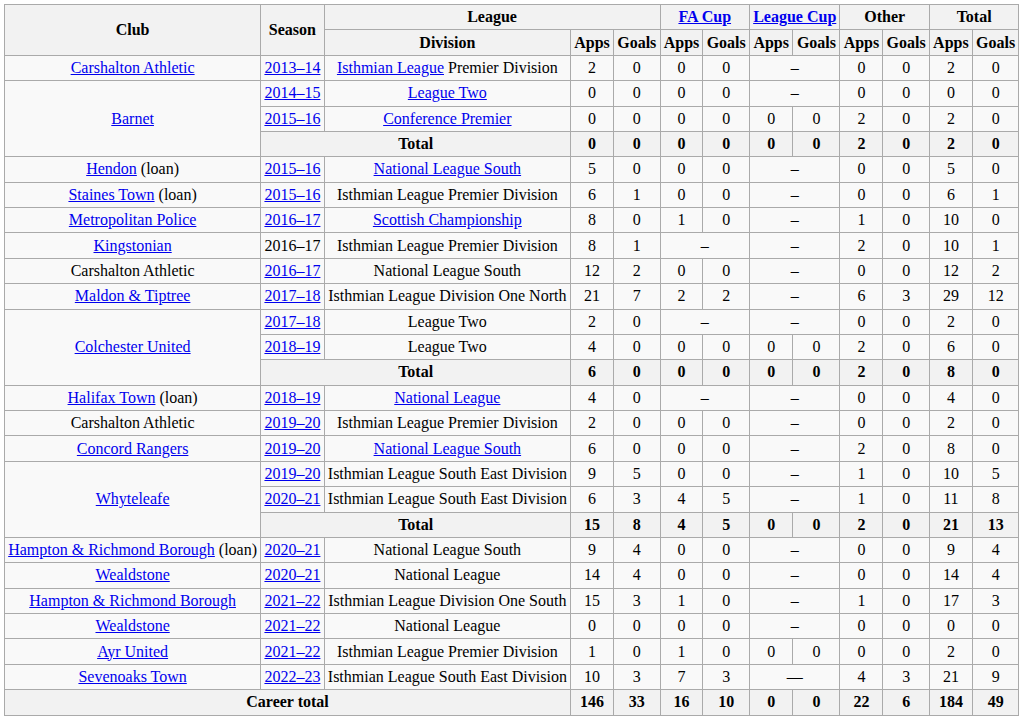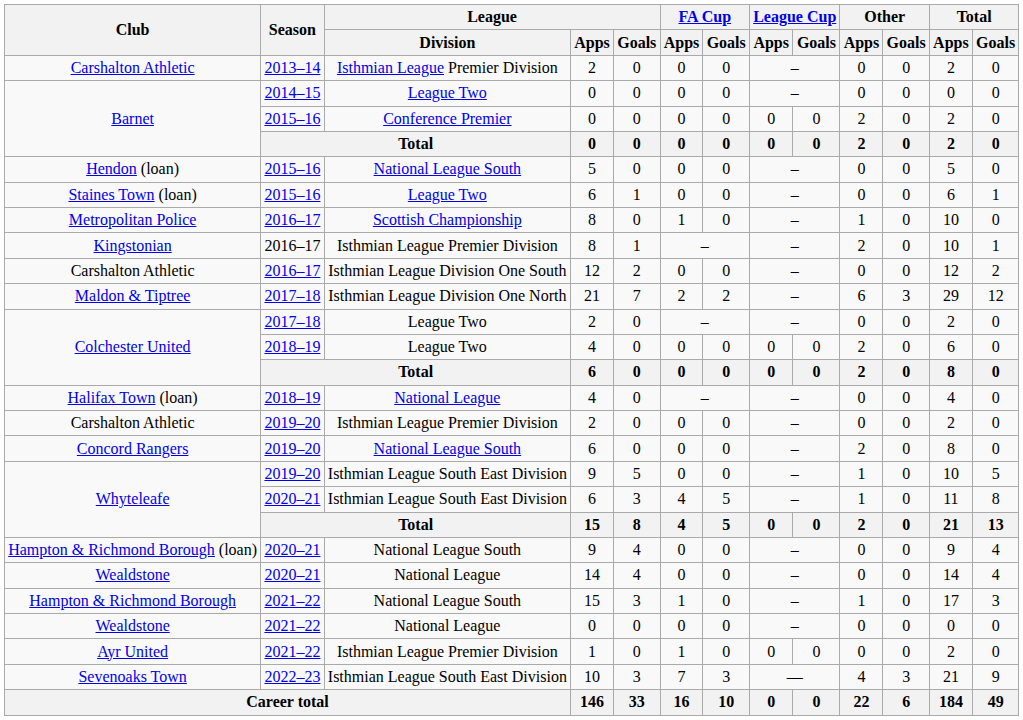(447, 194) Isthmian League Premier Division -> (447, 194) League Two
(447, 270) National League South -> (447, 270) Isthmian League Division One South
(447, 600) Isthmian League Division One South -> (447, 600) National League South
